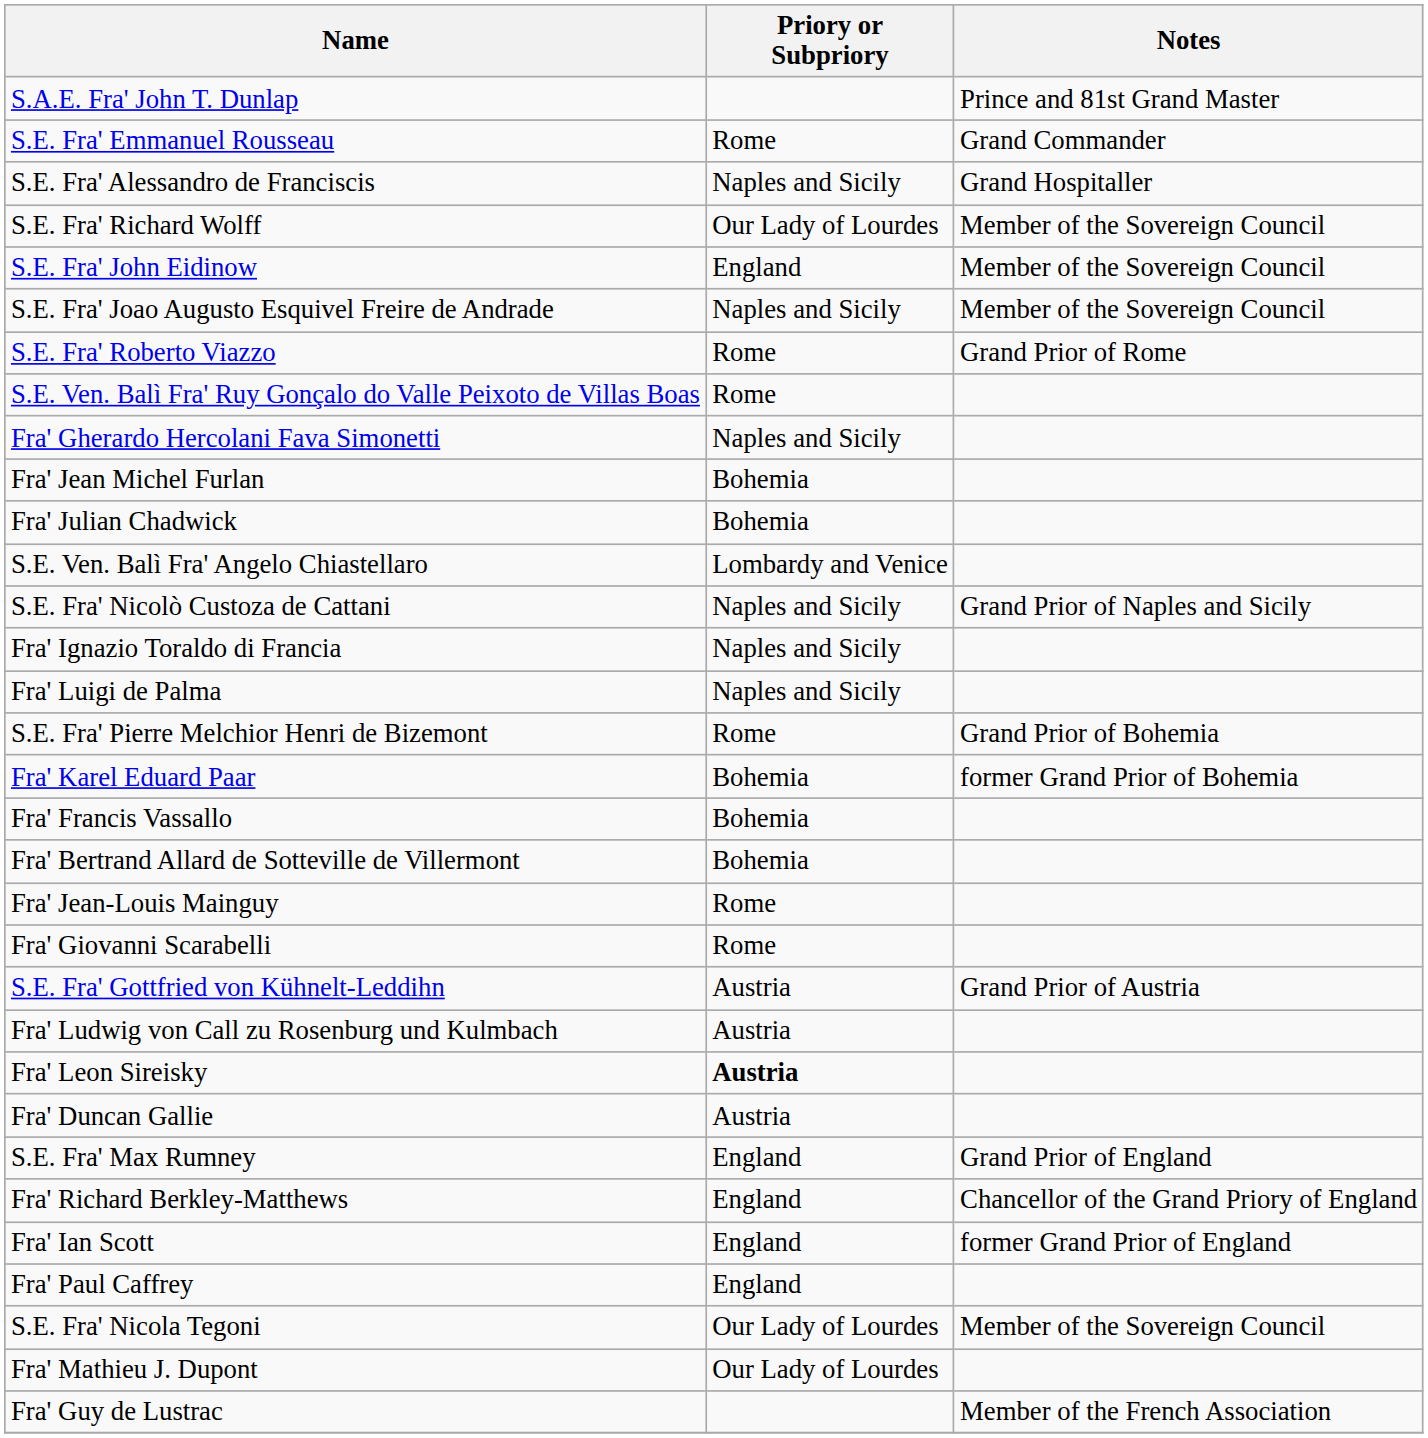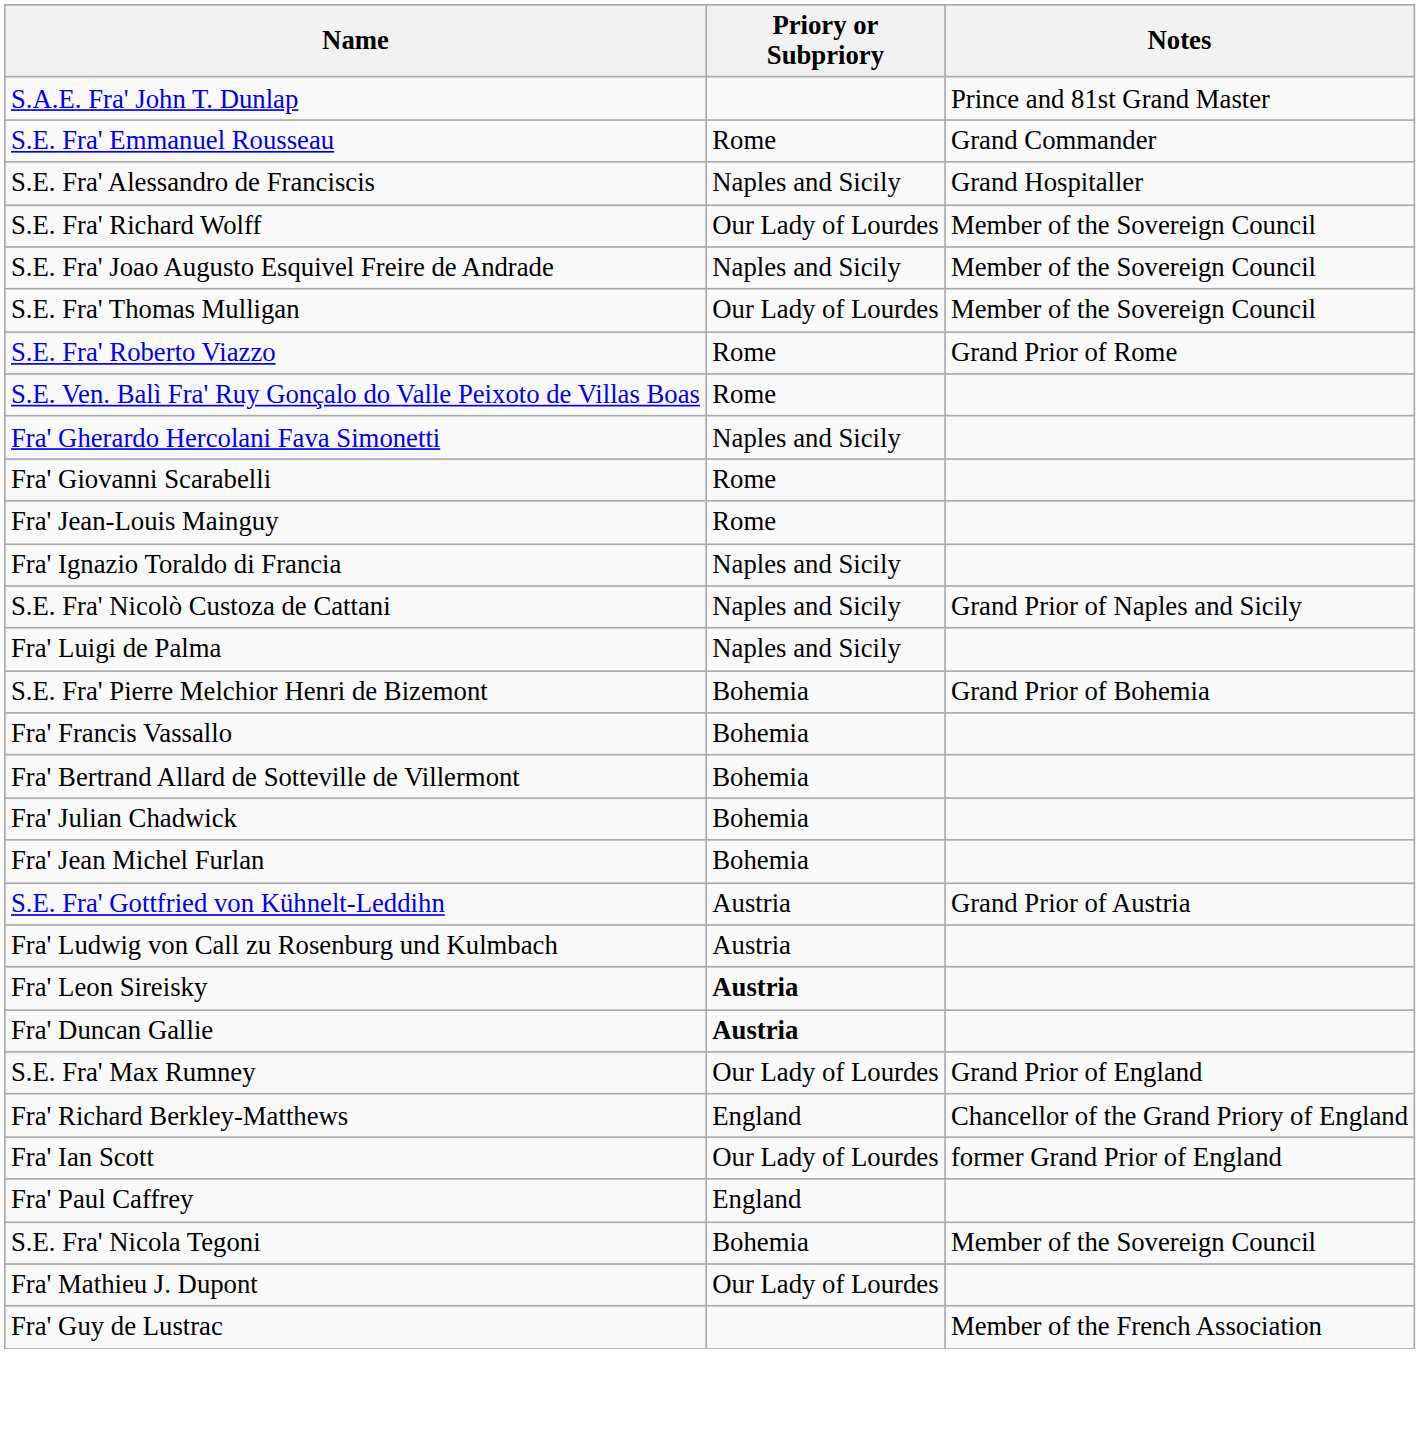- row: (134, 267)
+ row: (155, 310)
rows swapped: (141, 945) <-> (138, 479)
rows swapped: (145, 903) <-> (124, 521)
- row: (219, 564)
rows swapped: (201, 606) <-> (176, 649)
(744, 733) Rome -> (761, 691) Bohemia
- row: (133, 776)
(752, 1115) normal -> (755, 1030) bold
(757, 1157) England -> (825, 1072) Our Lady of Lourdes
(757, 1242) England -> (825, 1157) Our Lady of Lourdes
(825, 1327) Our Lady of Lourdes -> (761, 1242) Bohemia
